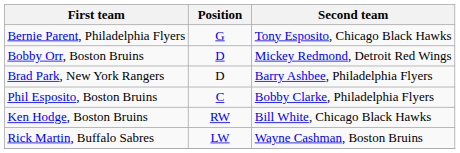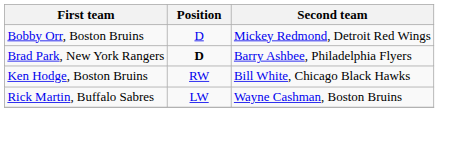- row: (96, 35)
(220, 76) normal -> (199, 55) bold
- row: (82, 96)
